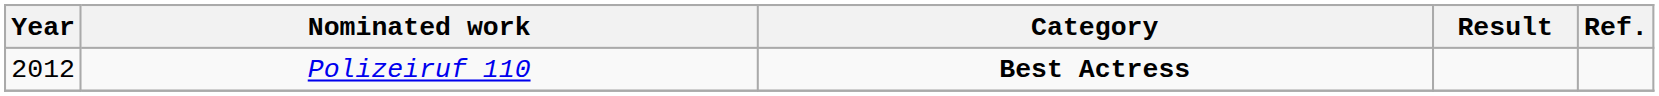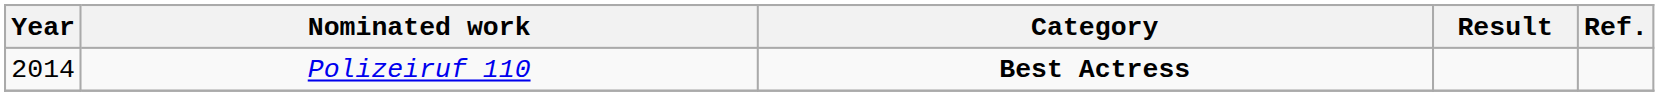(43, 70) 2012 -> (43, 70) 2014
